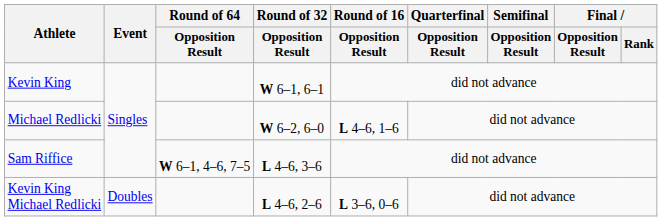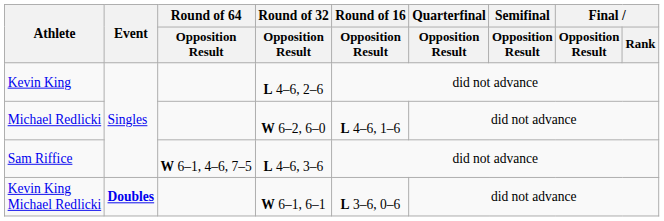(292, 90) W 6–1, 6–1 -> (293, 90) L 4–6, 2–6
(130, 197) normal -> (131, 197) bold
(292, 205) L 4–6, 2–6 -> (293, 205) W 6–1, 6–1
